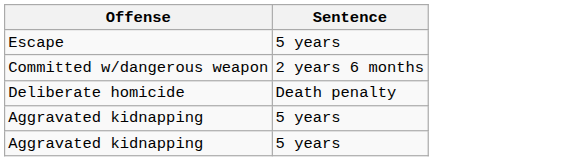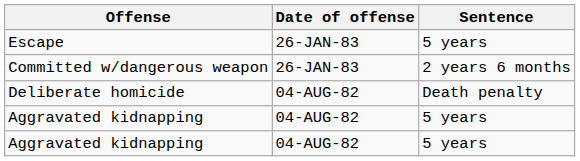+ column: (345, 17)
